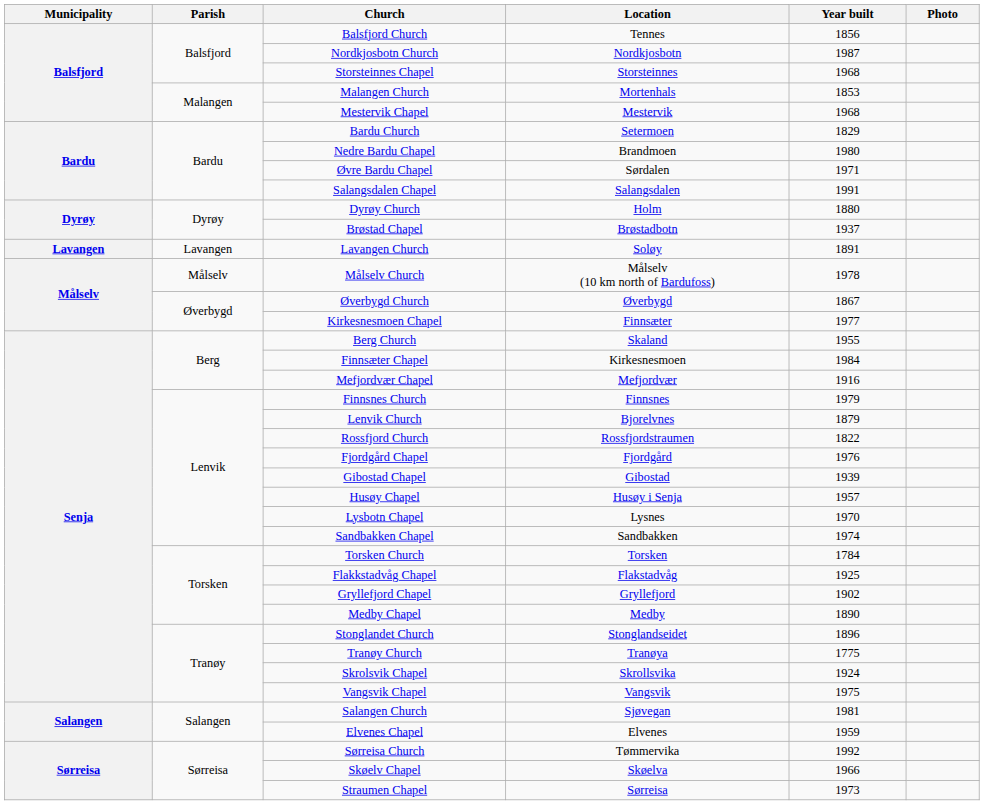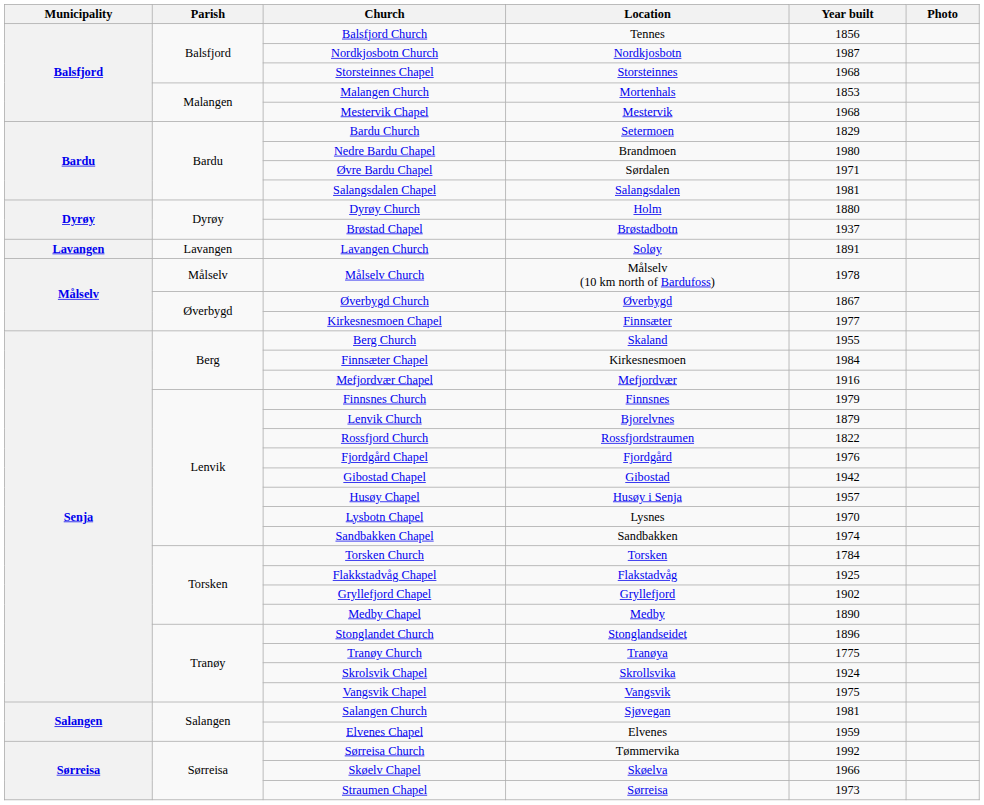(847, 190) 1991 -> (847, 190) 1981
(847, 477) 1939 -> (847, 477) 1942
